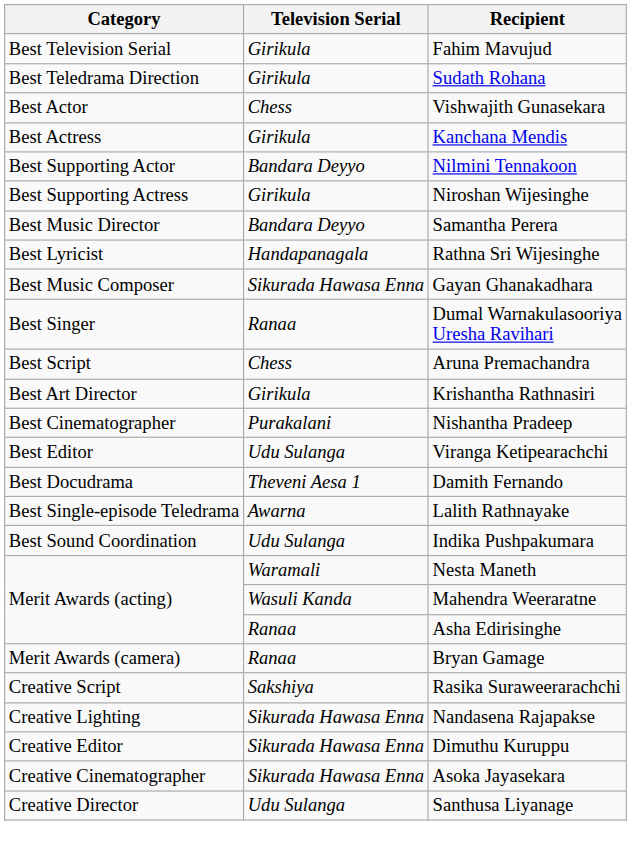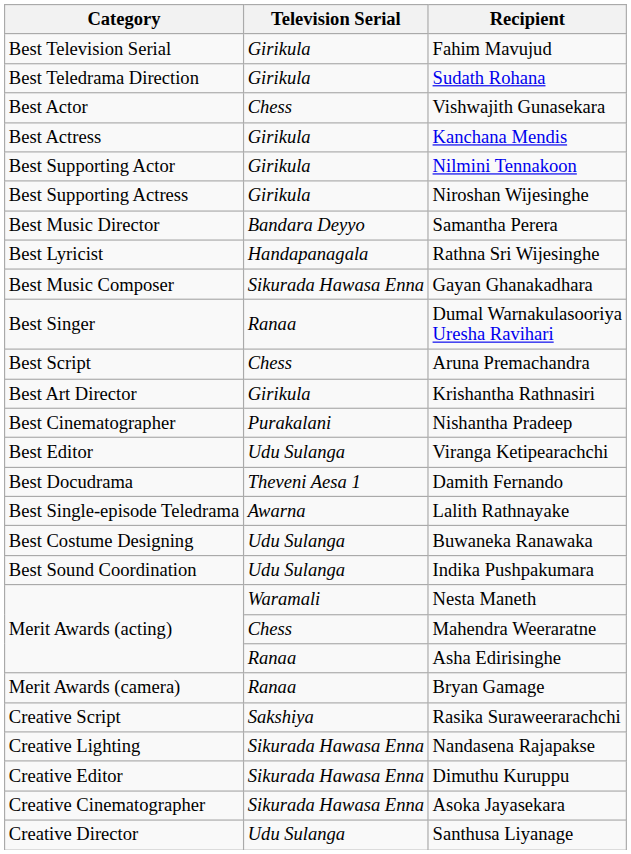(306, 166) Bandara Deyyo -> (279, 166) Girikula
+ row: (513, 540)
(300, 599) Wasuli Kanda -> (270, 628) Chess
